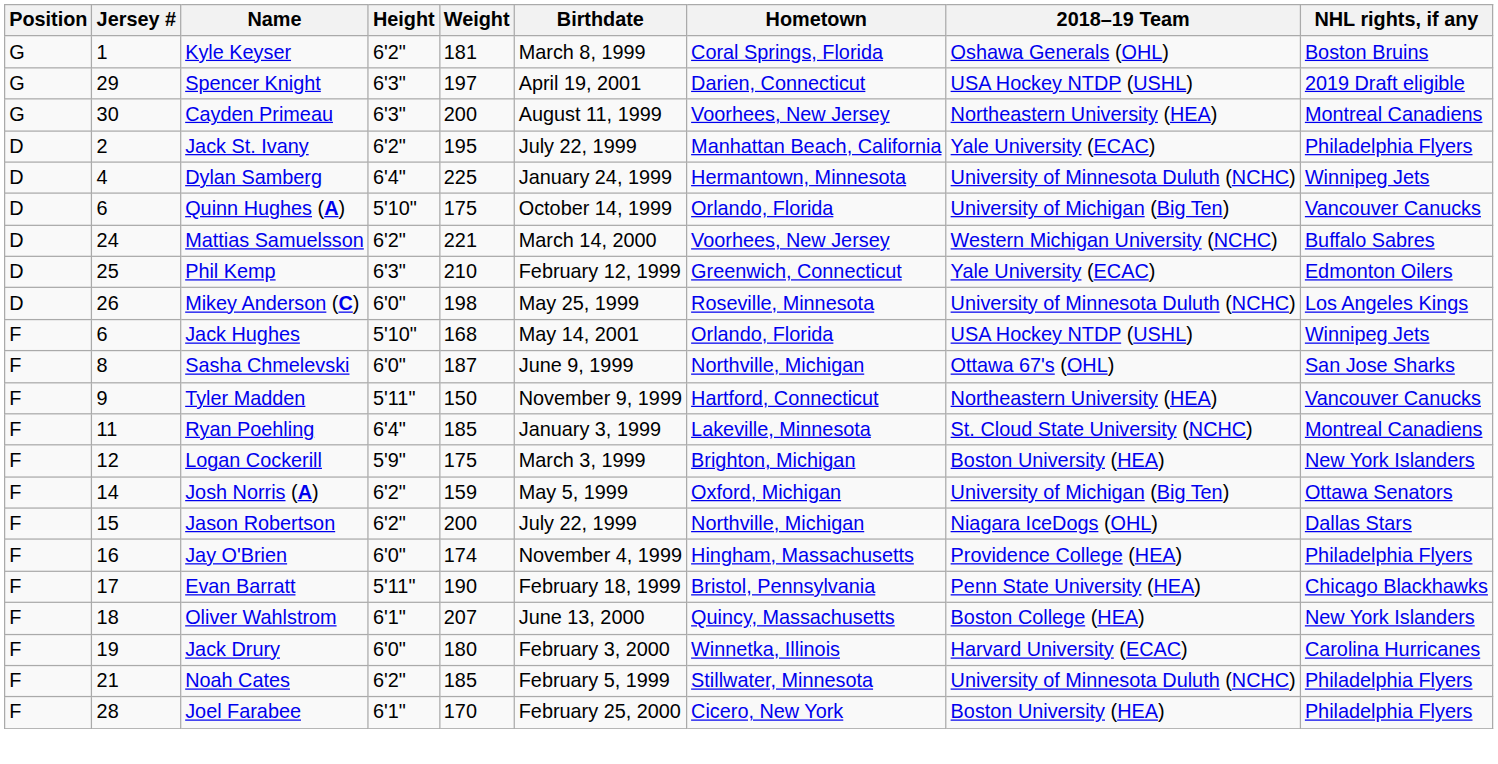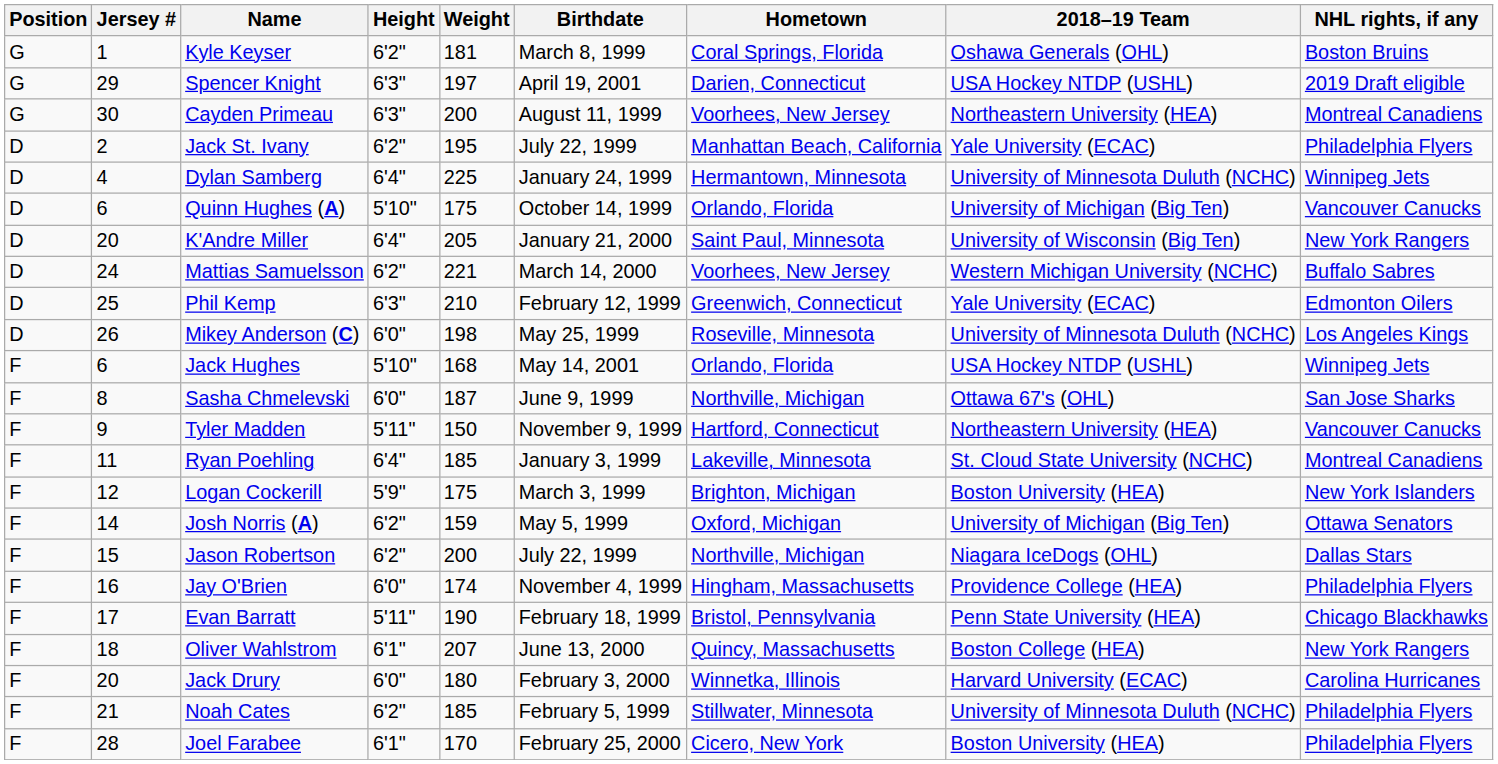+ row: (247, 240)
(1390, 618) New York Islanders -> (1387, 649) New York Rangers
(108, 649) 19 -> (108, 680) 20
